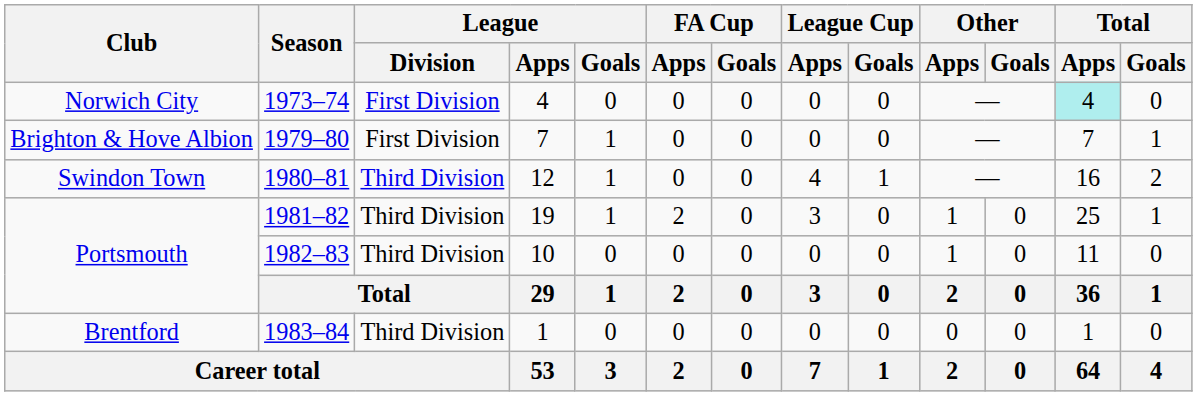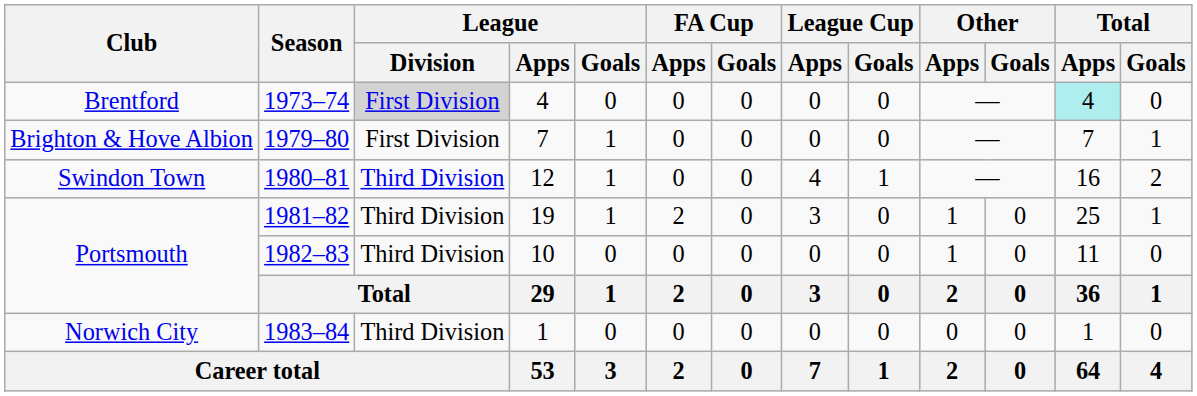(132, 100) Norwich City -> (132, 100) Brentford
(432, 100) no background -> (432, 100) lightgrey background
(132, 332) Brentford -> (132, 332) Norwich City
